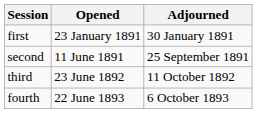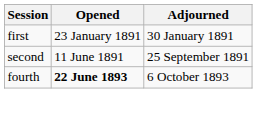- row: (20, 77)
(89, 98) normal -> (91, 77) bold
